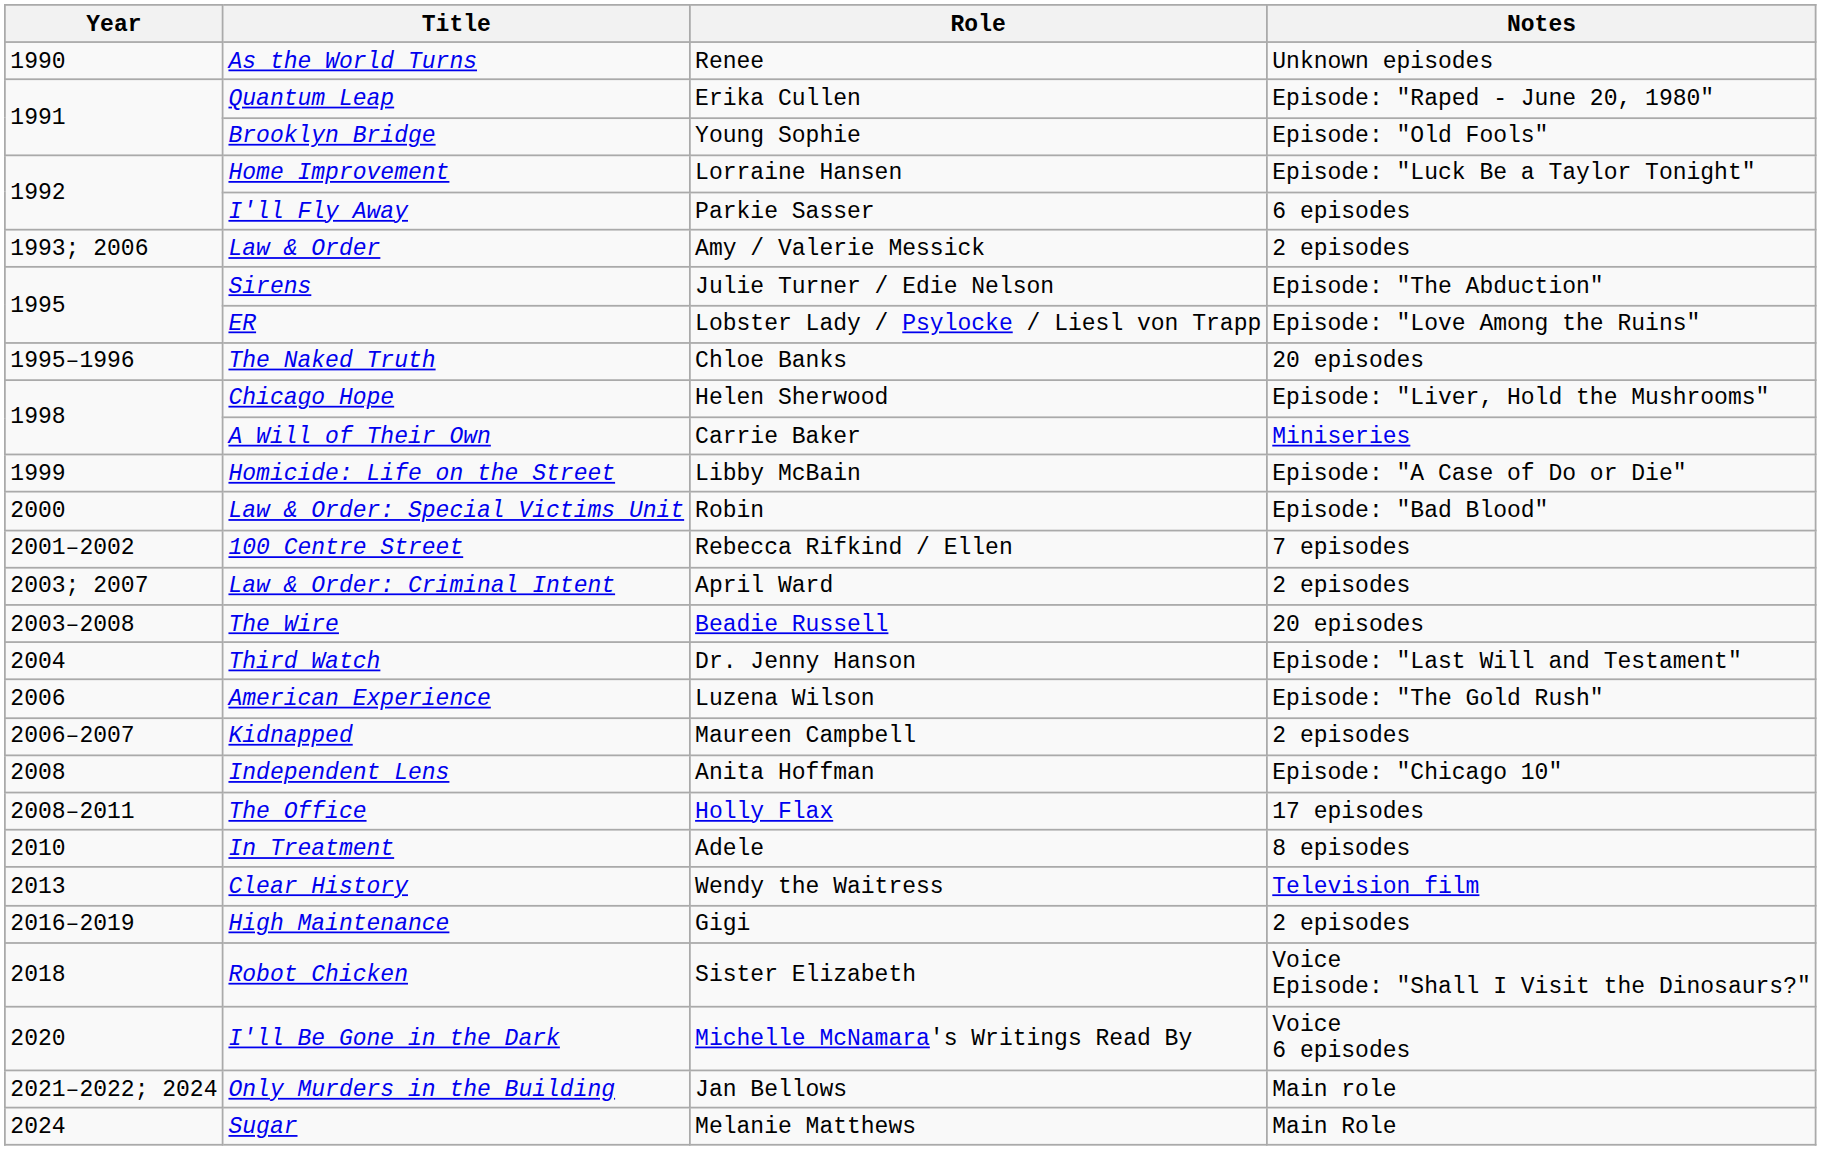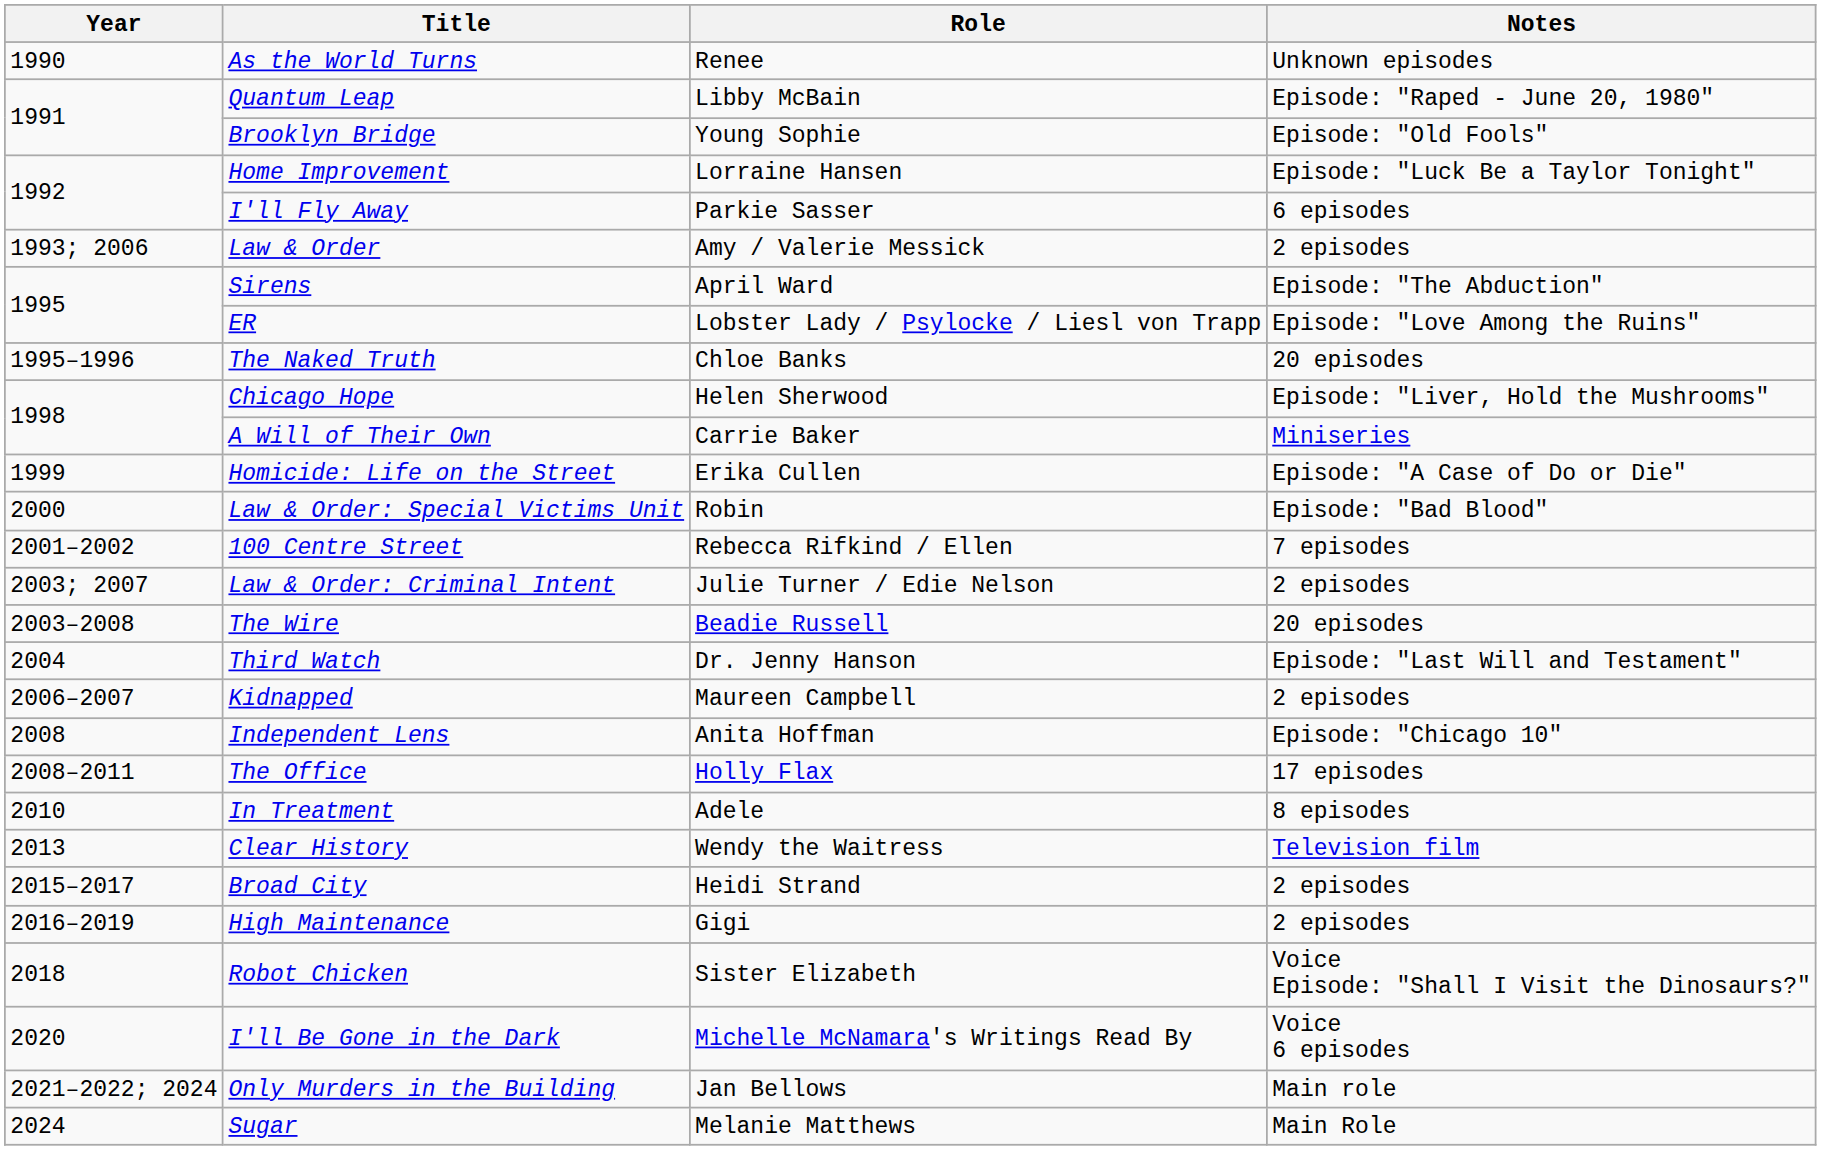(778, 99) Erika Cullen -> (778, 99) Libby McBain
(875, 286) Julie Turner / Edie Nelson -> (764, 286) April Ward
(778, 474) Libby McBain -> (778, 474) Erika Cullen
(764, 586) April Ward -> (875, 586) Julie Turner / Edie Nelson
- row: (360, 699)
+ row: (298, 886)
